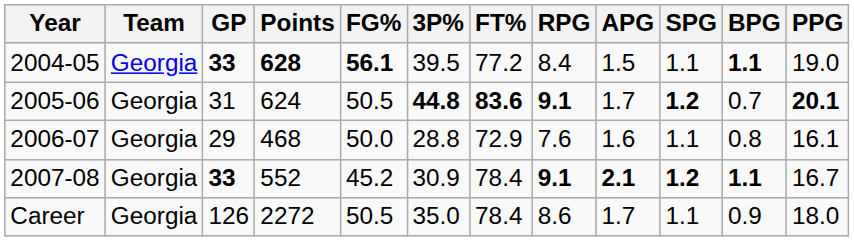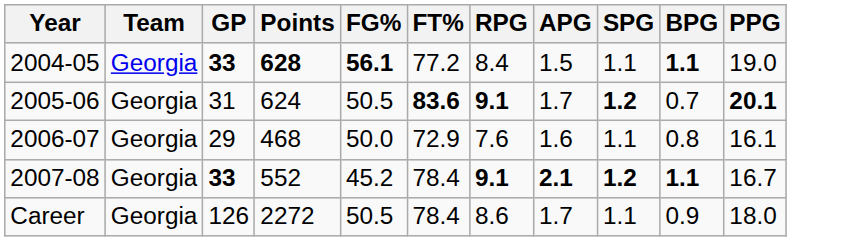- column: (438, 23)
